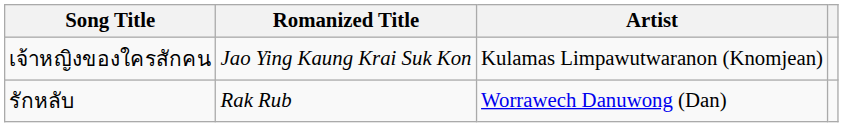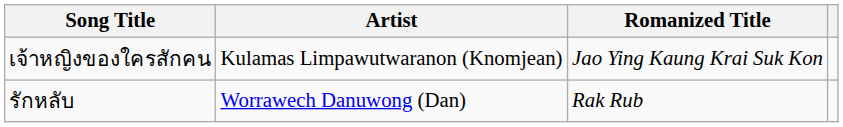columns swapped: (346, 20) <-> (652, 20)
